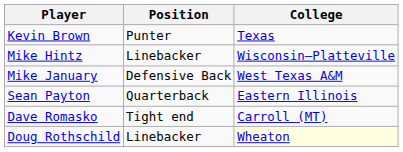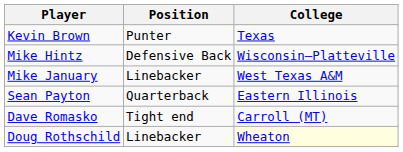(164, 55) Linebacker -> (179, 55) Defensive Back
(179, 76) Defensive Back -> (164, 76) Linebacker
